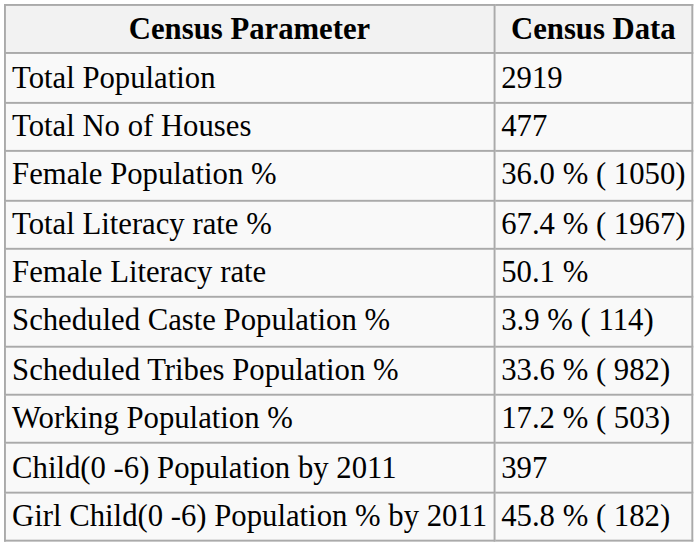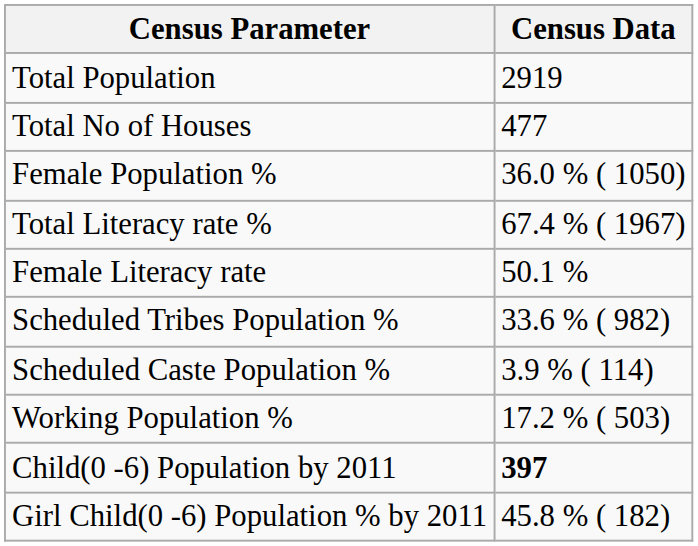rows swapped: (205, 369) <-> (201, 321)
(524, 467) normal -> (524, 467) bold
